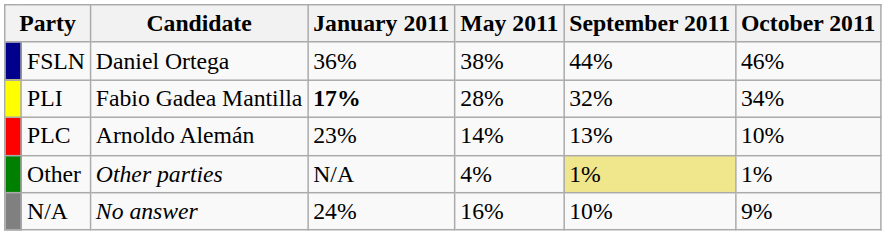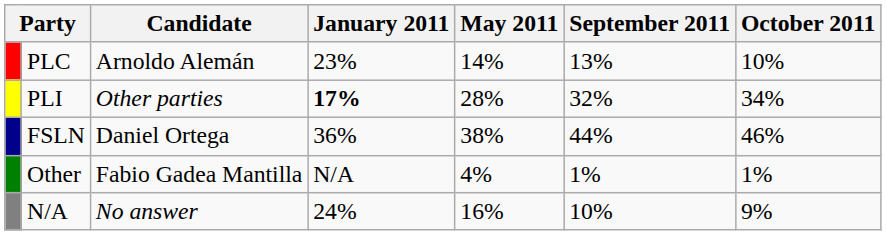rows swapped: (56, 60) <-> (49, 135)
(199, 98) Fabio Gadea Mantilla -> (159, 98) Other parties
(159, 173) Other parties -> (199, 173) Fabio Gadea Mantilla
(585, 173) khaki background -> (585, 173) no background
